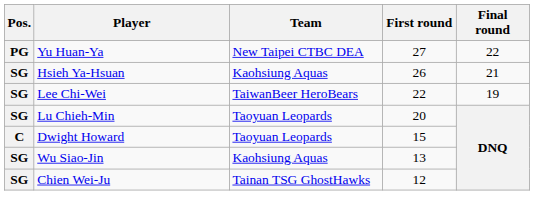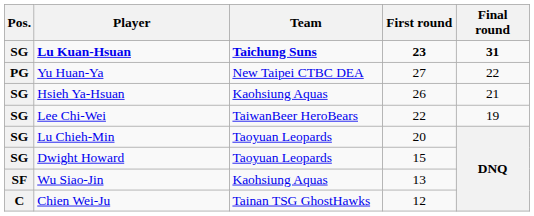+ row: (84, 51)
(19, 136) C -> (19, 158) SG
(19, 158) SG -> (19, 179) SF
(19, 179) SG -> (19, 200) C
